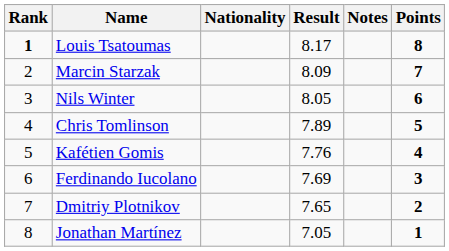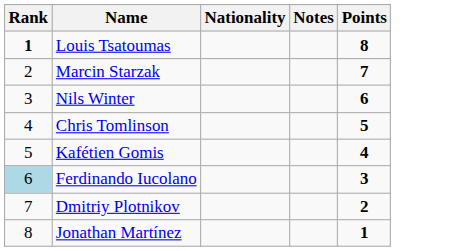- column: (316, 17)
(28, 179) no background -> (28, 179) lightblue background
